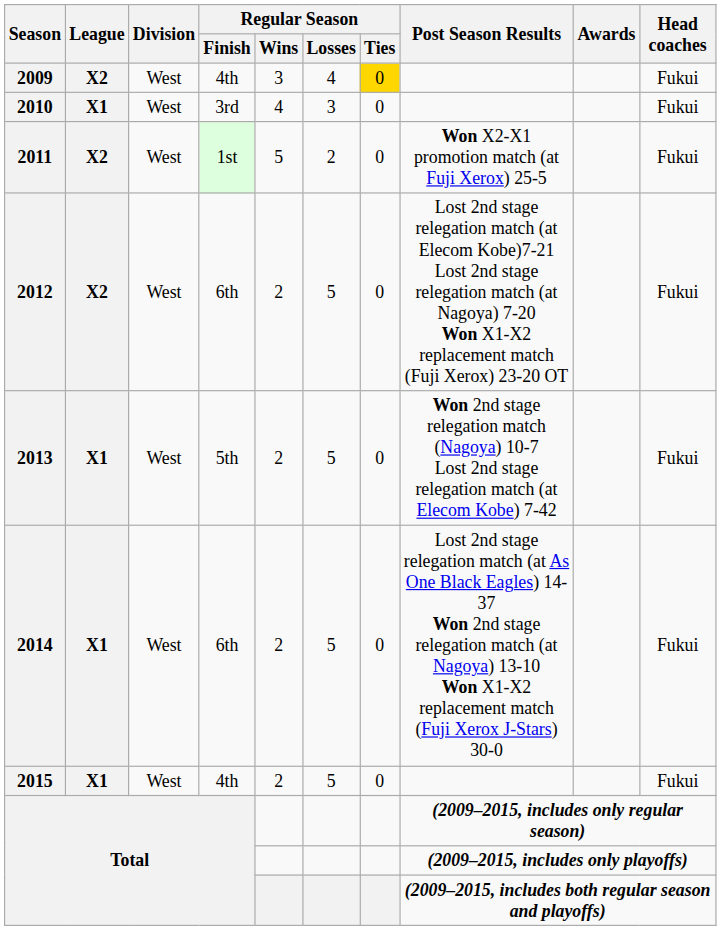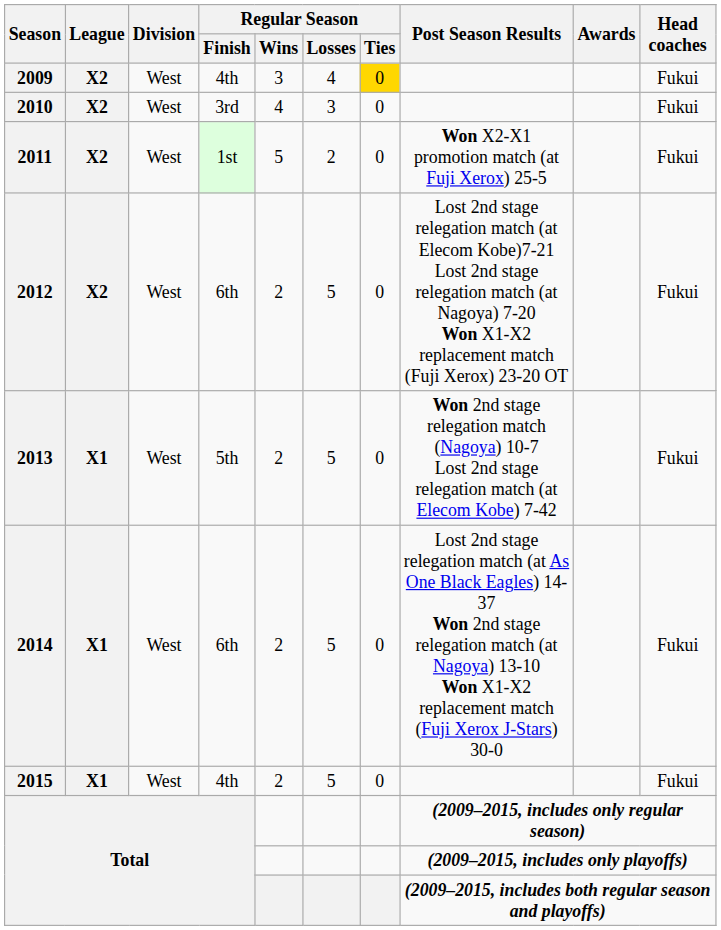(97, 107) X1 -> (97, 107) X2
